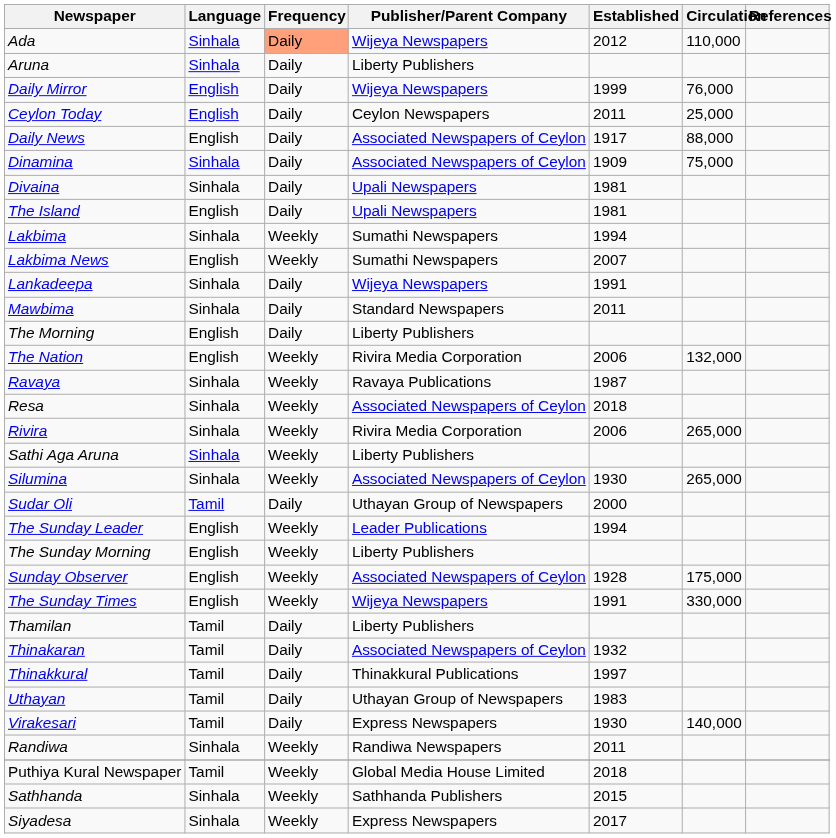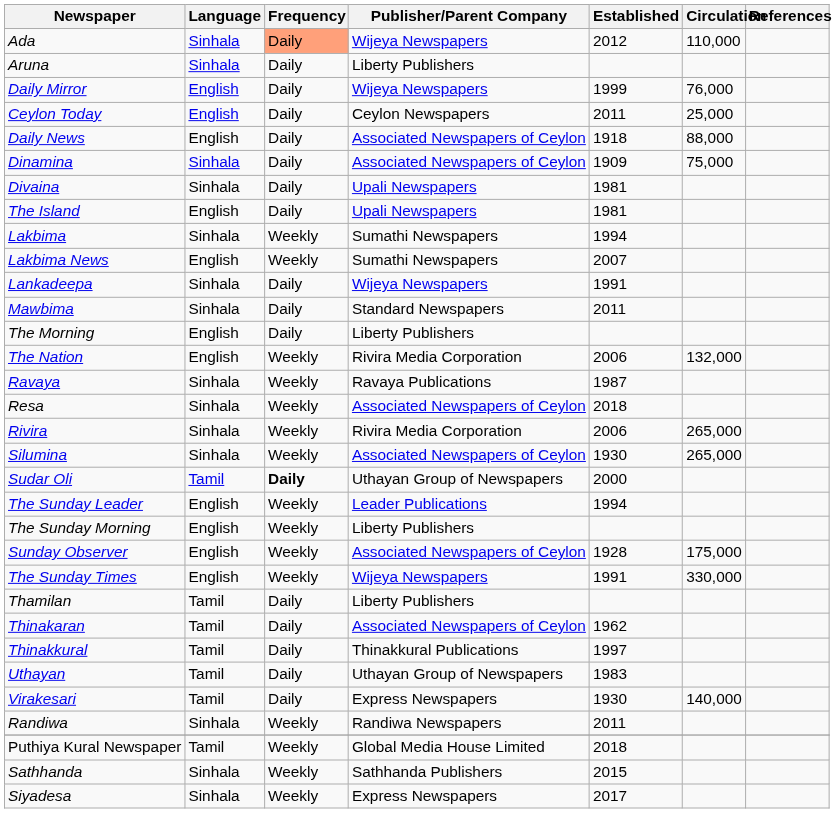(610, 138) 1917 -> (610, 138) 1918
- row: (63, 455)
(285, 503) normal -> (286, 479) bold
(610, 650) 1932 -> (610, 625) 1962
